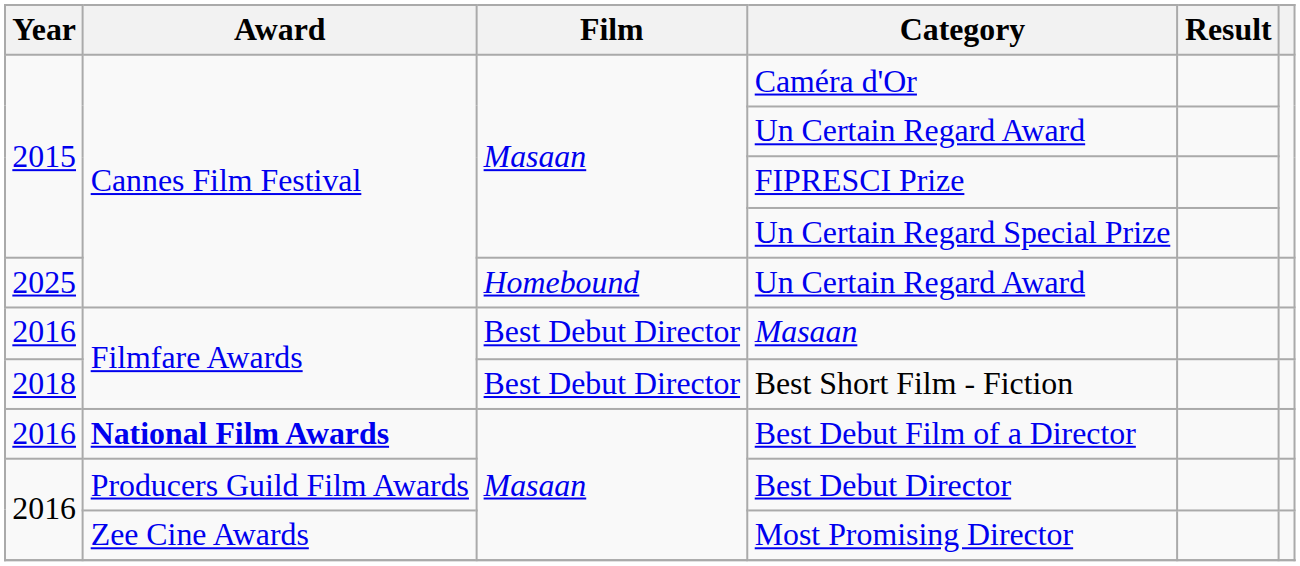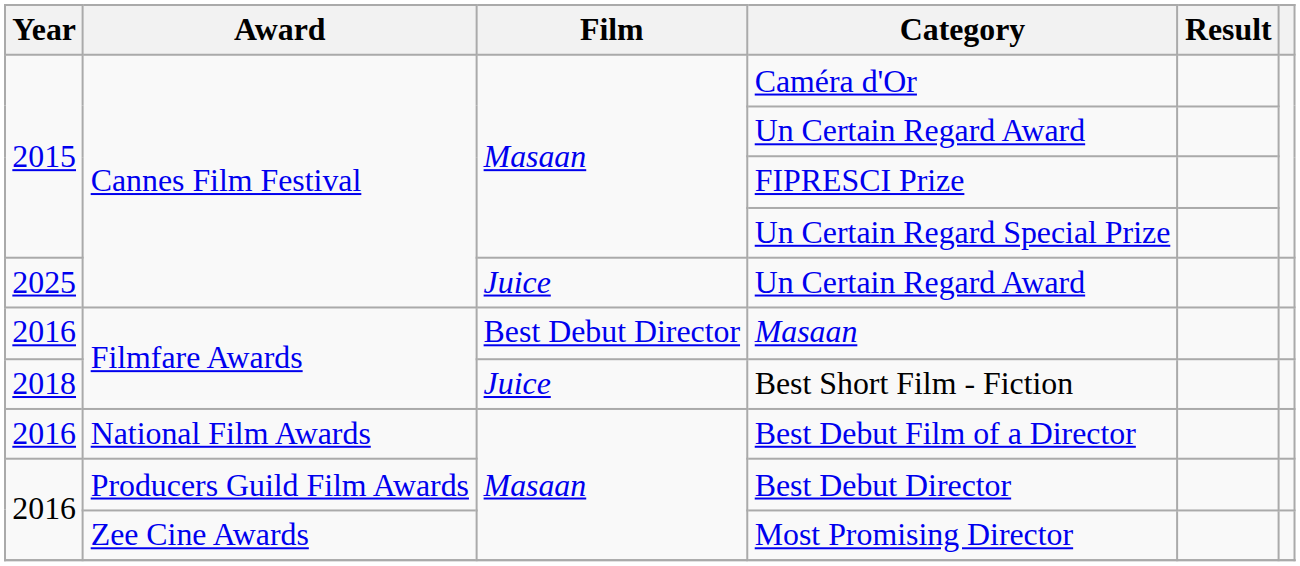(561, 282) Homebound -> (517, 282) Juice
(612, 383) Best Debut Director -> (517, 383) Juice
(240, 433) bold -> (231, 433) normal
